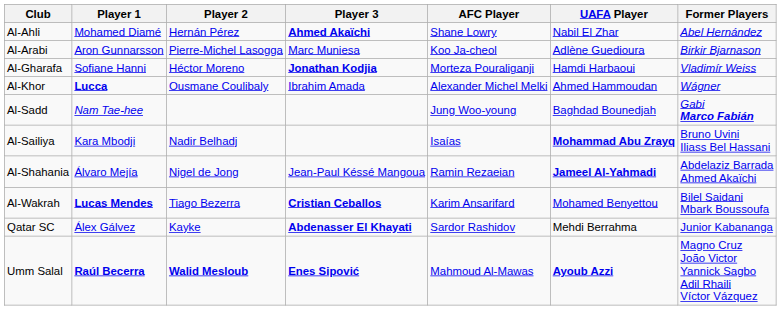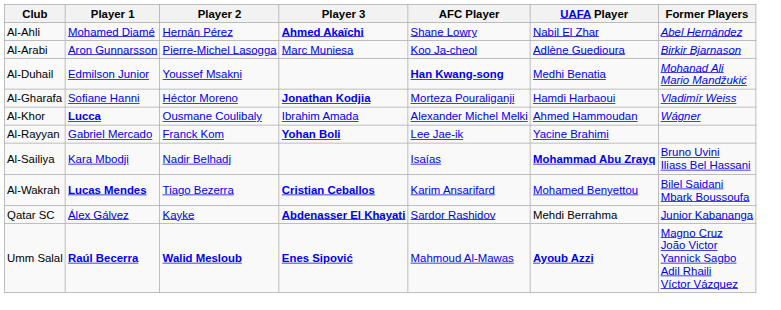+ row: (30, 74)
+ row: (33, 135)
- row: (27, 110)
- row: (38, 172)
